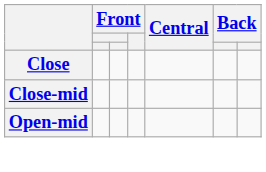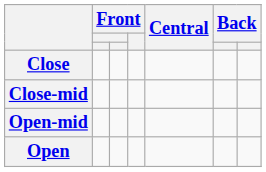+ row: (48, 151)
